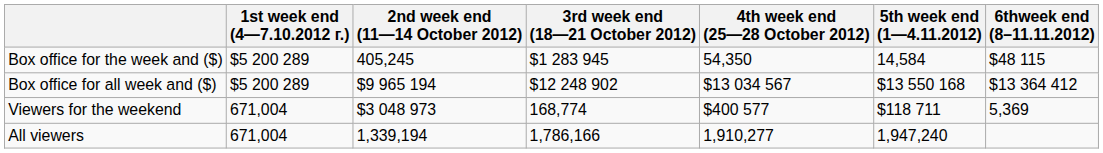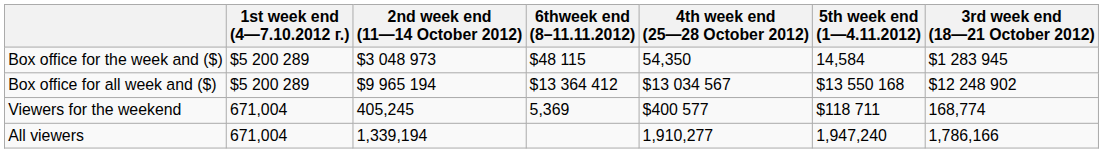columns swapped: (613, 25) <-> (1042, 25)
(385, 60) 405,245 -> (396, 60) $3 048 973
(396, 110) $3 048 973 -> (385, 110) 405,245
